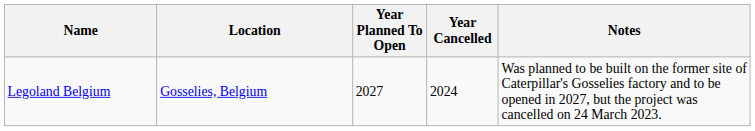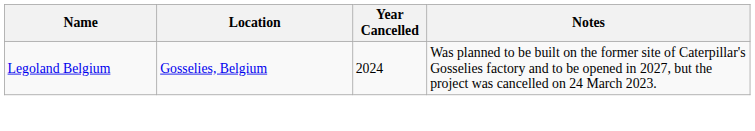- column: (390, 30)
